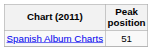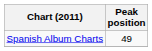(127, 38) 51 -> (127, 38) 49
